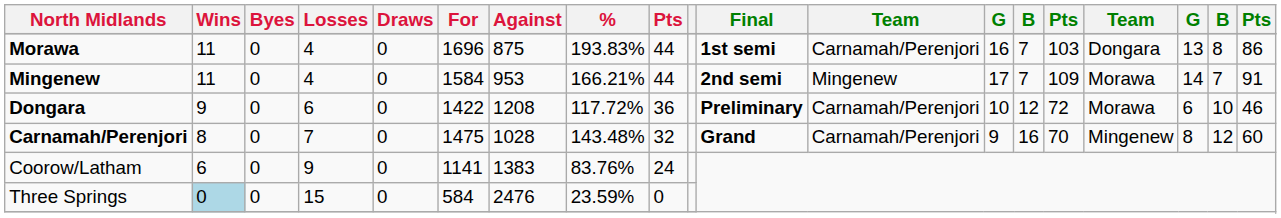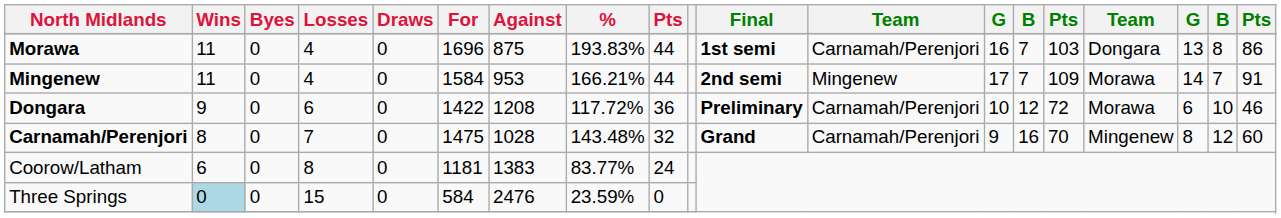(309, 167) 9 -> (309, 167) 8
(462, 167) 1141 -> (462, 167) 1181
(602, 167) 83.76% -> (602, 167) 83.77%
